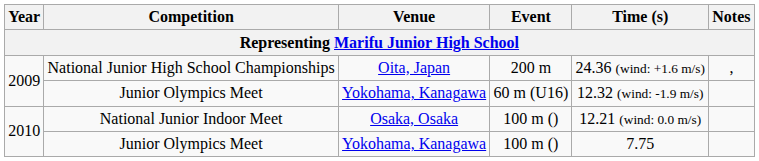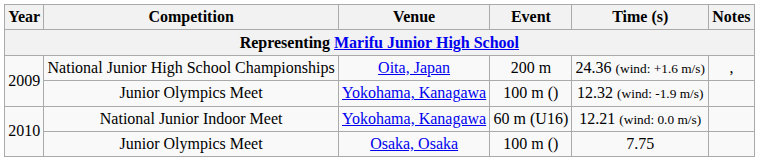(531, 93) 60 m (U16) -> (531, 93) 100 m ()
(414, 118) Osaka, Osaka -> (414, 118) Yokohama, Kanagawa
(531, 118) 100 m () -> (531, 118) 60 m (U16)
(414, 144) Yokohama, Kanagawa -> (414, 144) Osaka, Osaka
